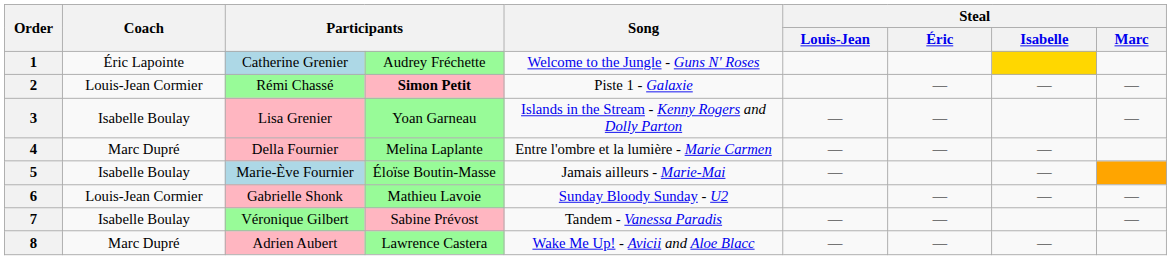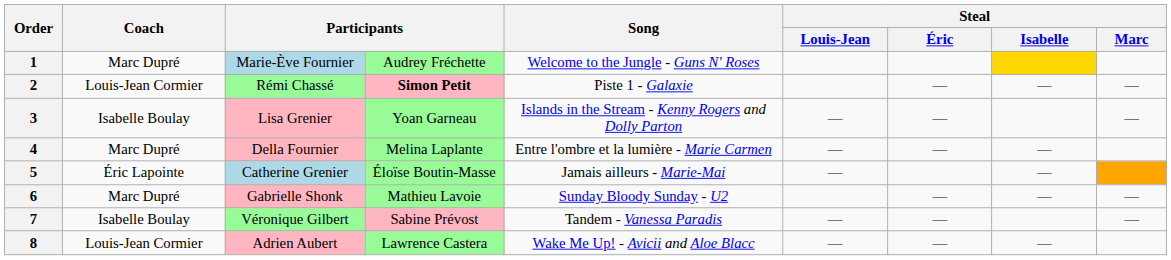(144, 62) Éric Lapointe -> (144, 62) Marc Dupré
(295, 62) Catherine Grenier -> (295, 62) Marie-Ève Fournier
(144, 172) Isabelle Boulay -> (144, 172) Éric Lapointe
(295, 172) Marie-Ève Fournier -> (295, 172) Catherine Grenier
(144, 196) Louis-Jean Cormier -> (144, 196) Marc Dupré
(144, 242) Marc Dupré -> (144, 242) Louis-Jean Cormier
